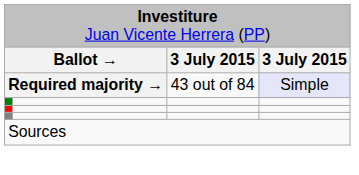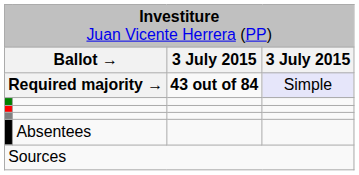(213, 85) normal -> (214, 85) bold
+ row: (9, 132)
